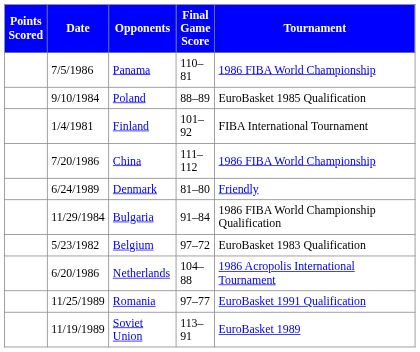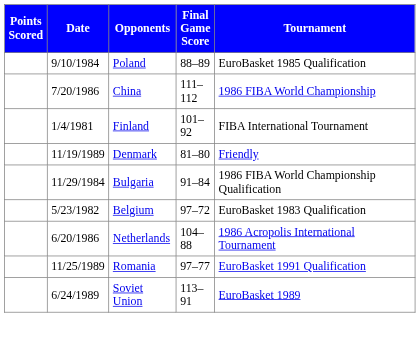- row: (132, 69)
rows swapped: (127, 161) <-> (131, 126)
(75, 189) 6/24/1989 -> (78, 154) 11/19/1989
(78, 329) 11/19/1989 -> (75, 294) 6/24/1989
